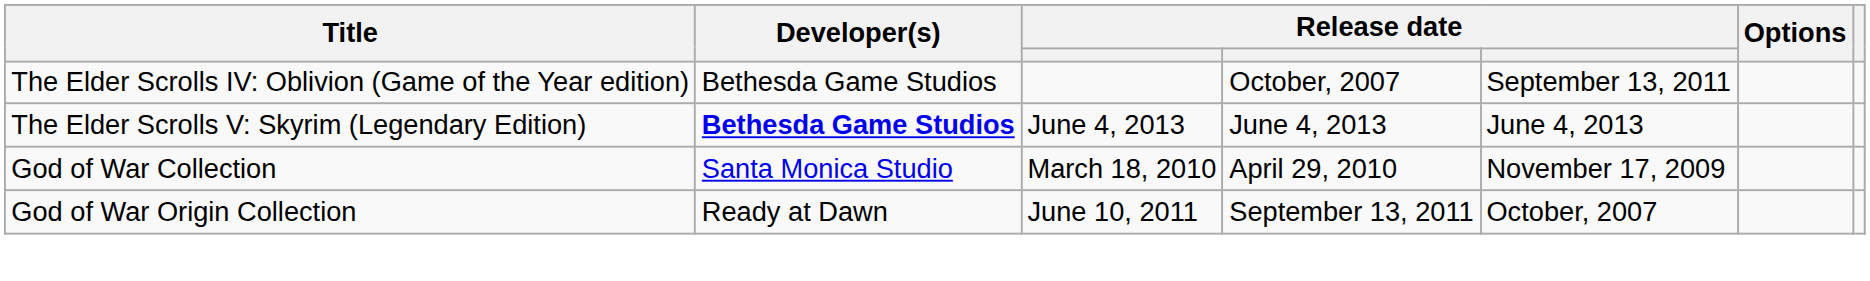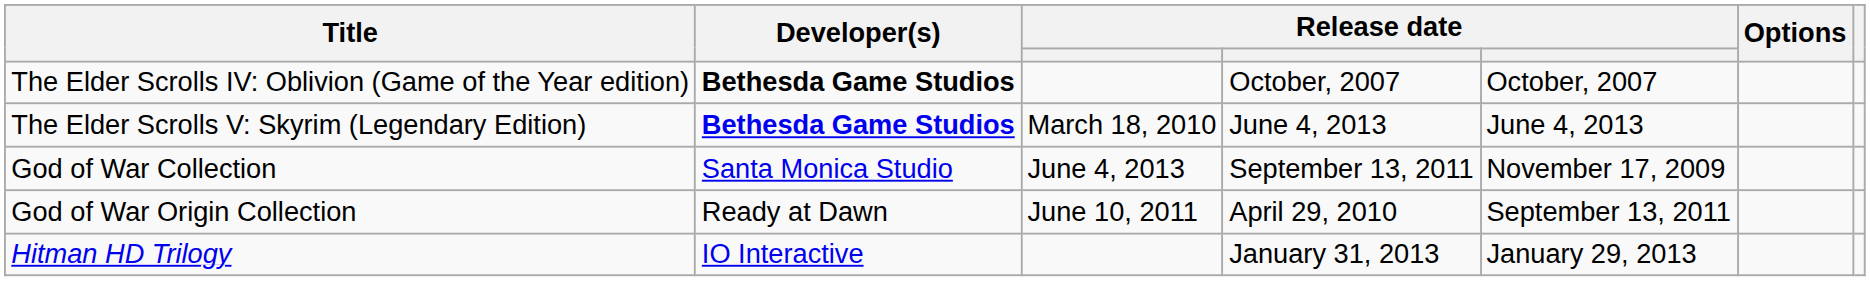(849, 83) normal -> (858, 83) bold
(1609, 83) September 13, 2011 -> (1572, 83) October, 2007
(1106, 126) June 4, 2013 -> (1122, 126) March 18, 2010
(1122, 169) March 18, 2010 -> (1106, 169) June 4, 2013
(1313, 169) April 29, 2010 -> (1351, 169) September 13, 2011
(1351, 212) September 13, 2011 -> (1313, 212) April 29, 2010
(1572, 212) October, 2007 -> (1609, 212) September 13, 2011
+ row: (121, 255)
